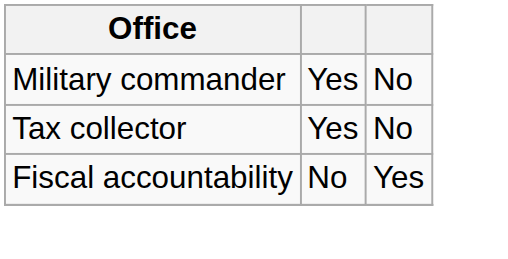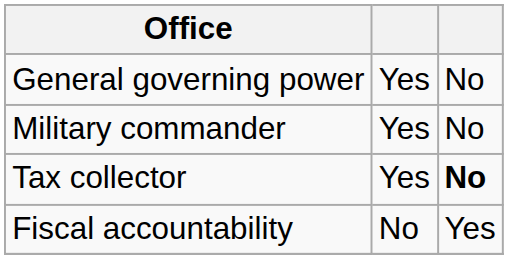+ row: (188, 79)
(393, 128) normal -> (465, 178) bold
